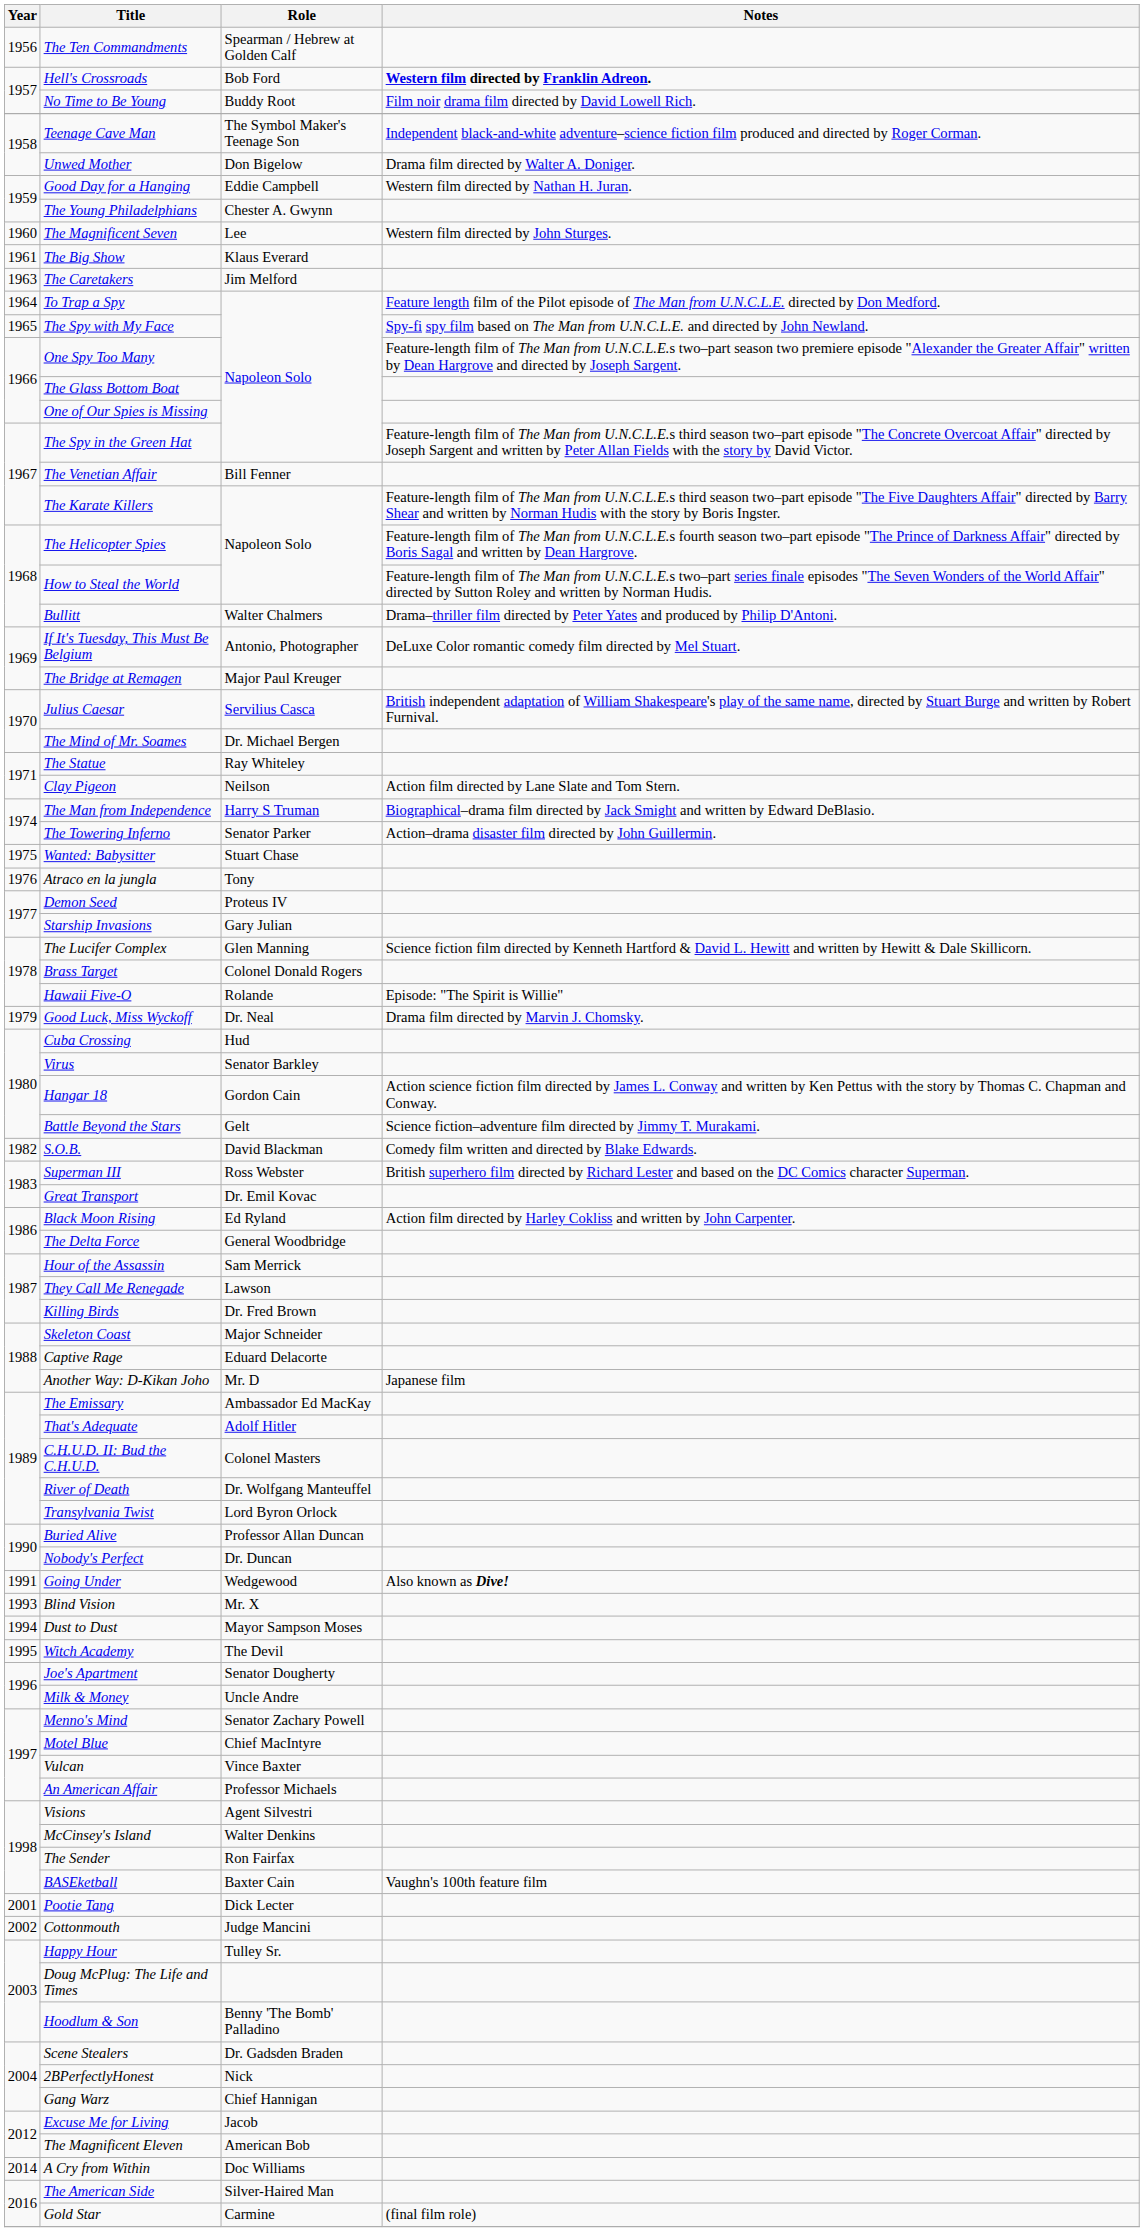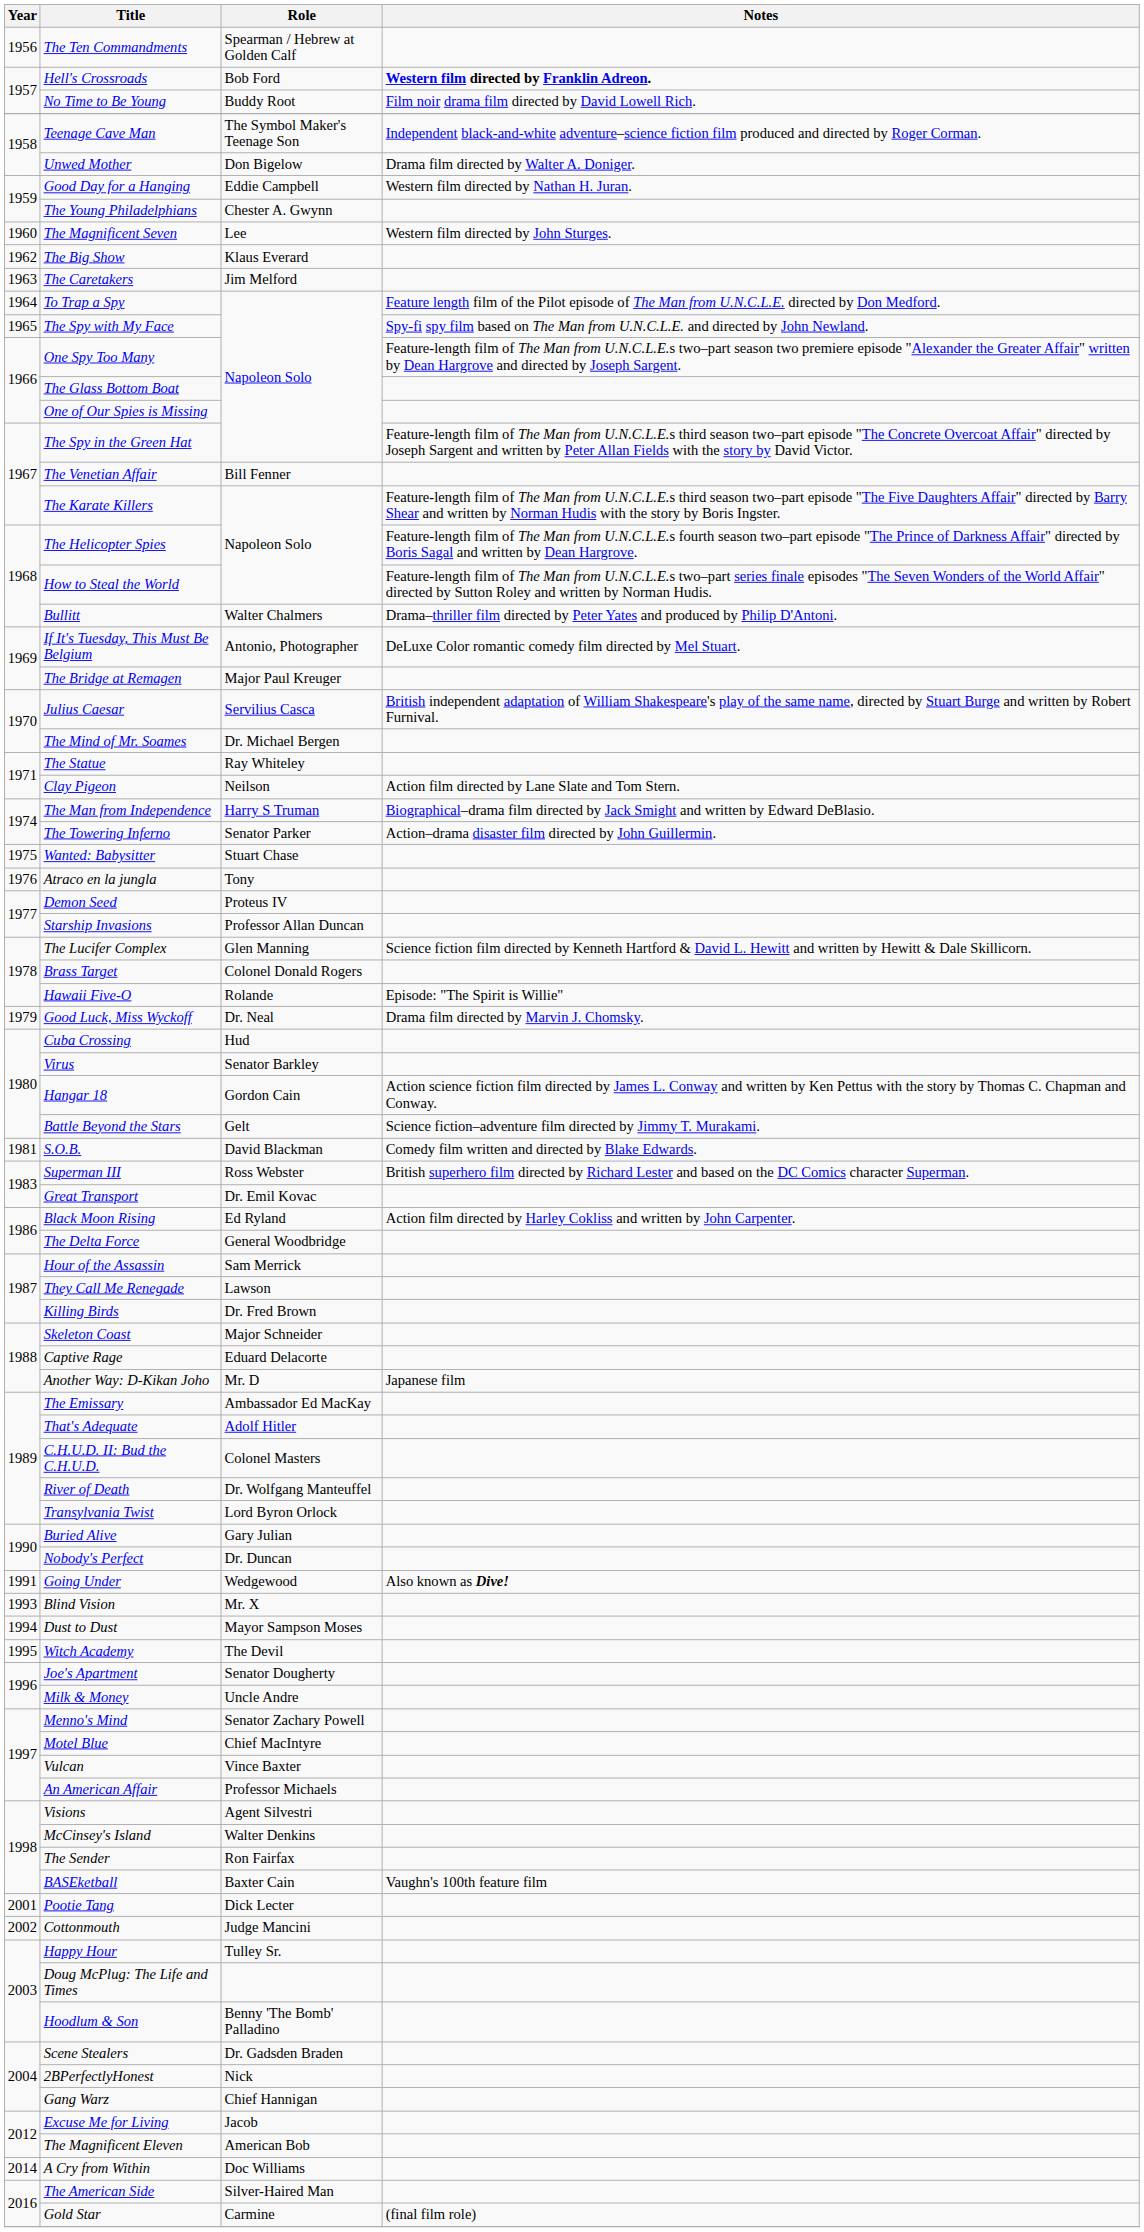(22, 256) 1961 -> (22, 256) 1962
(258, 925) Gary Julian -> (294, 925) Professor Allan Duncan
(22, 1149) 1982 -> (22, 1149) 1981
(294, 1535) Professor Allan Duncan -> (258, 1535) Gary Julian
